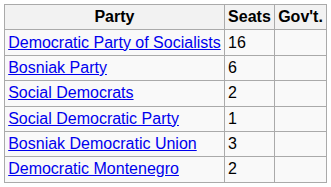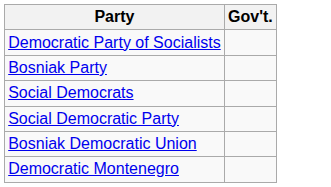- column: (249, 17)
